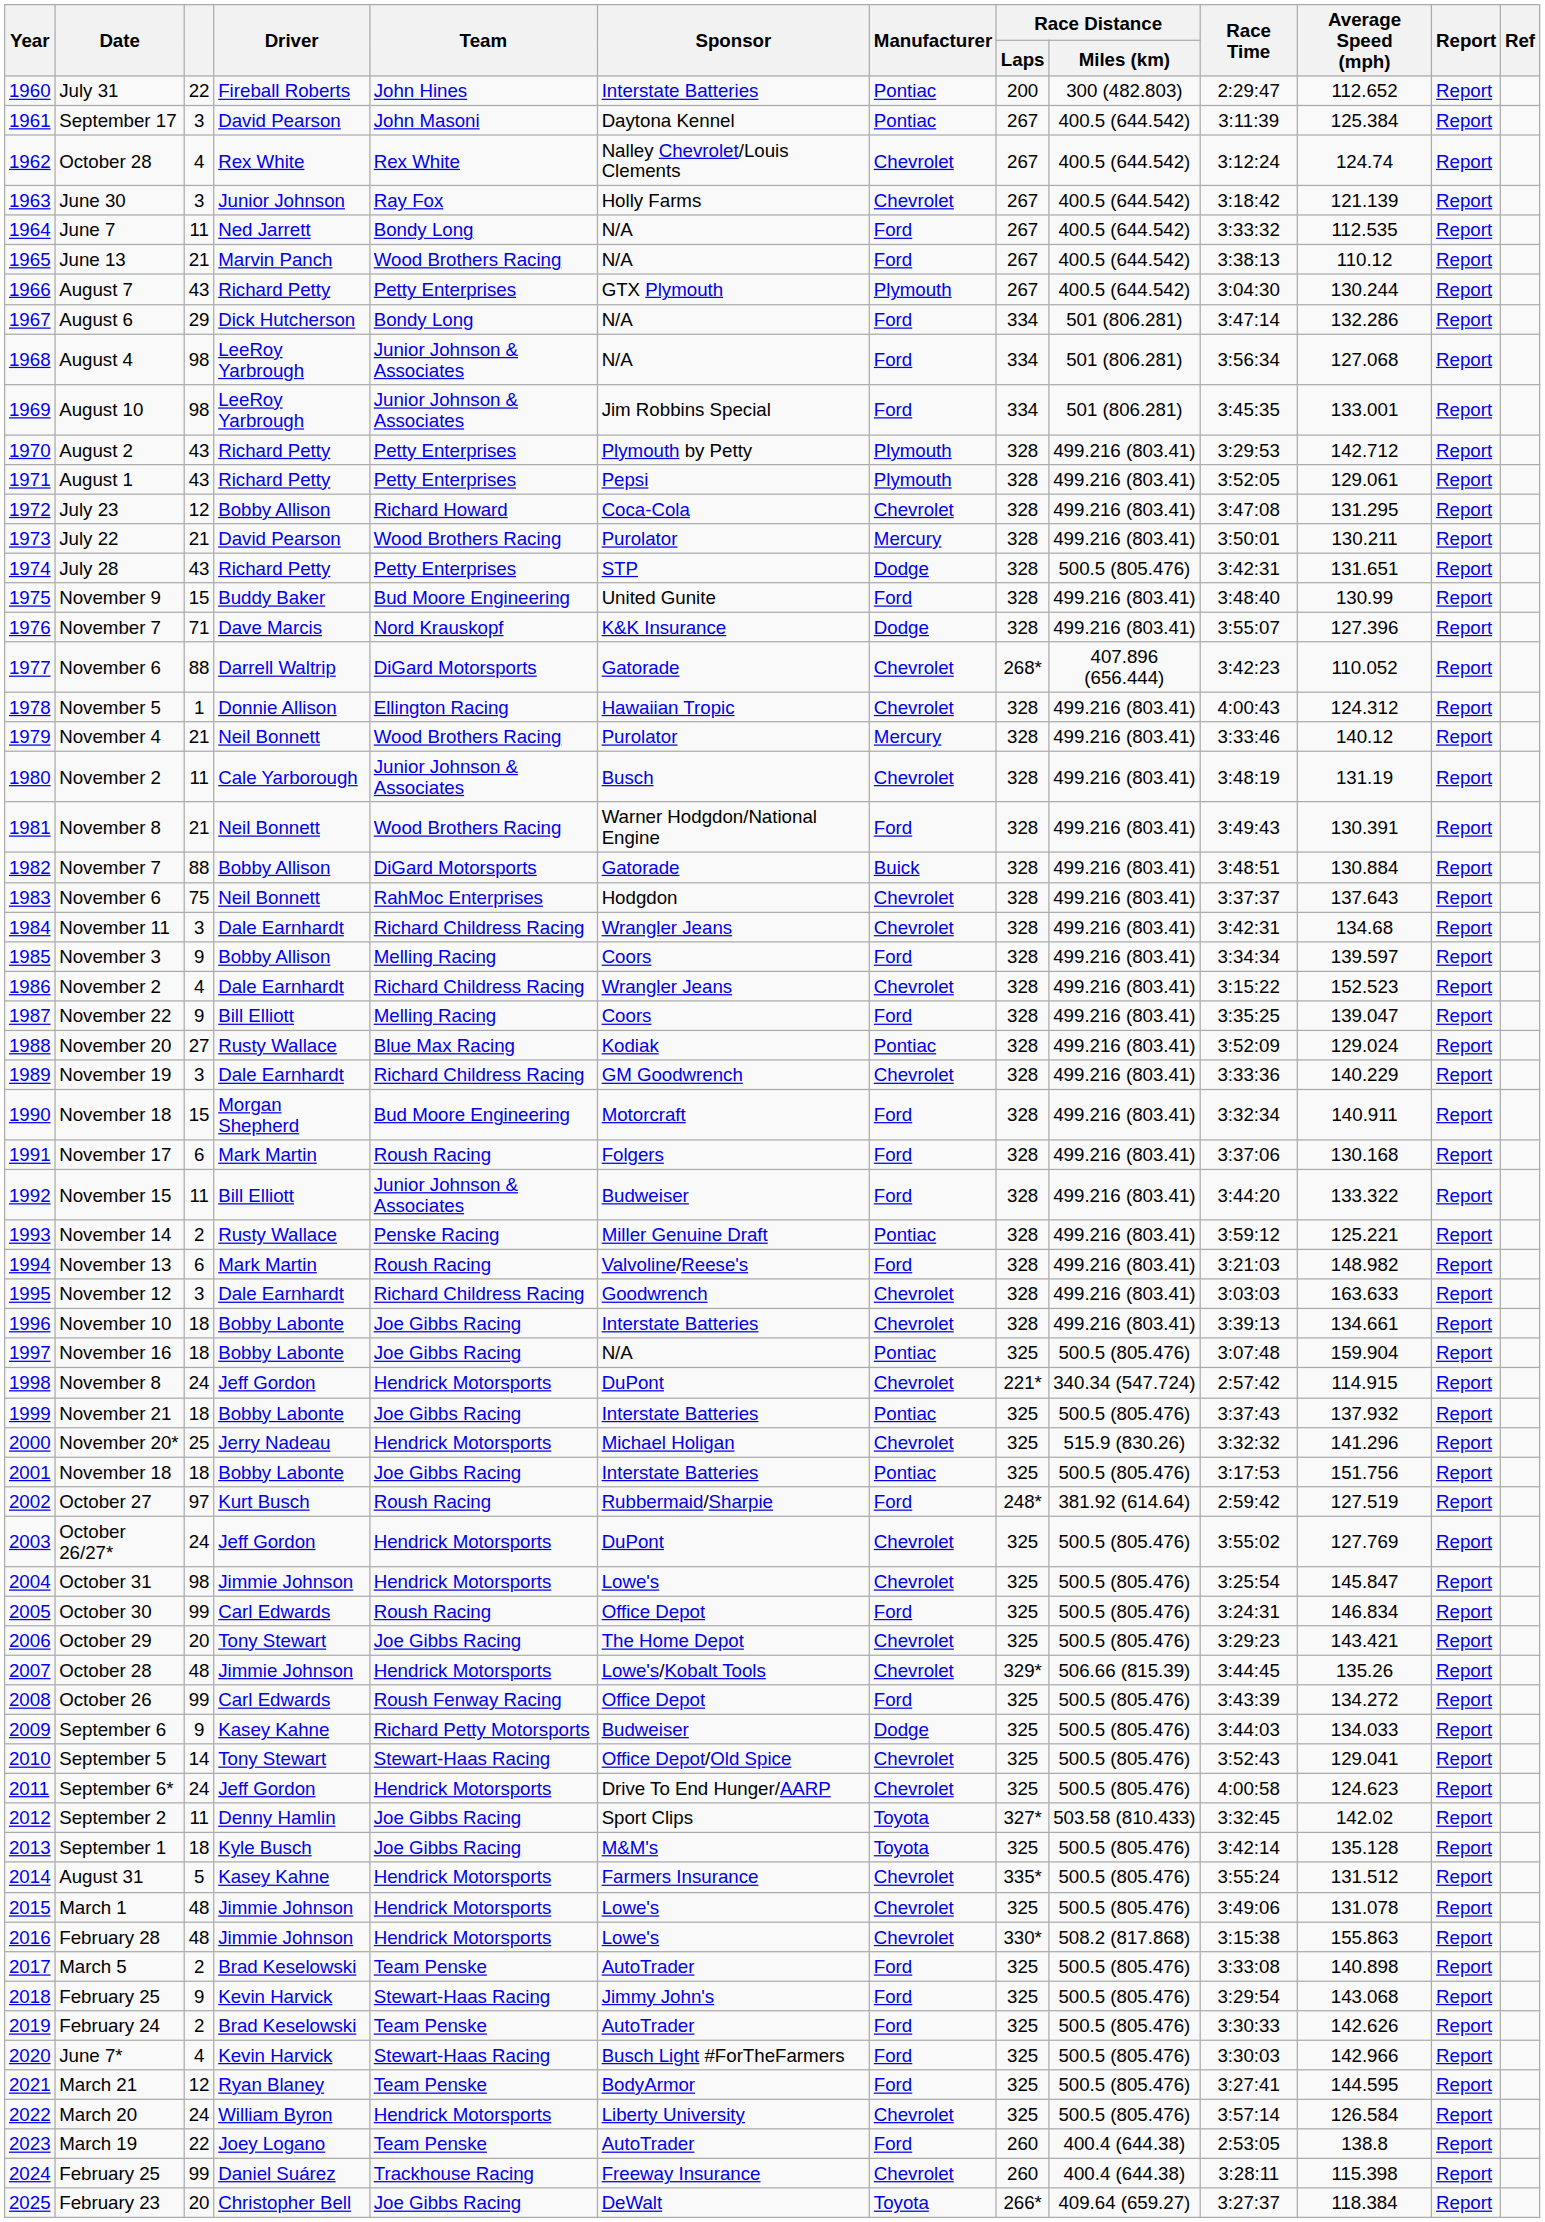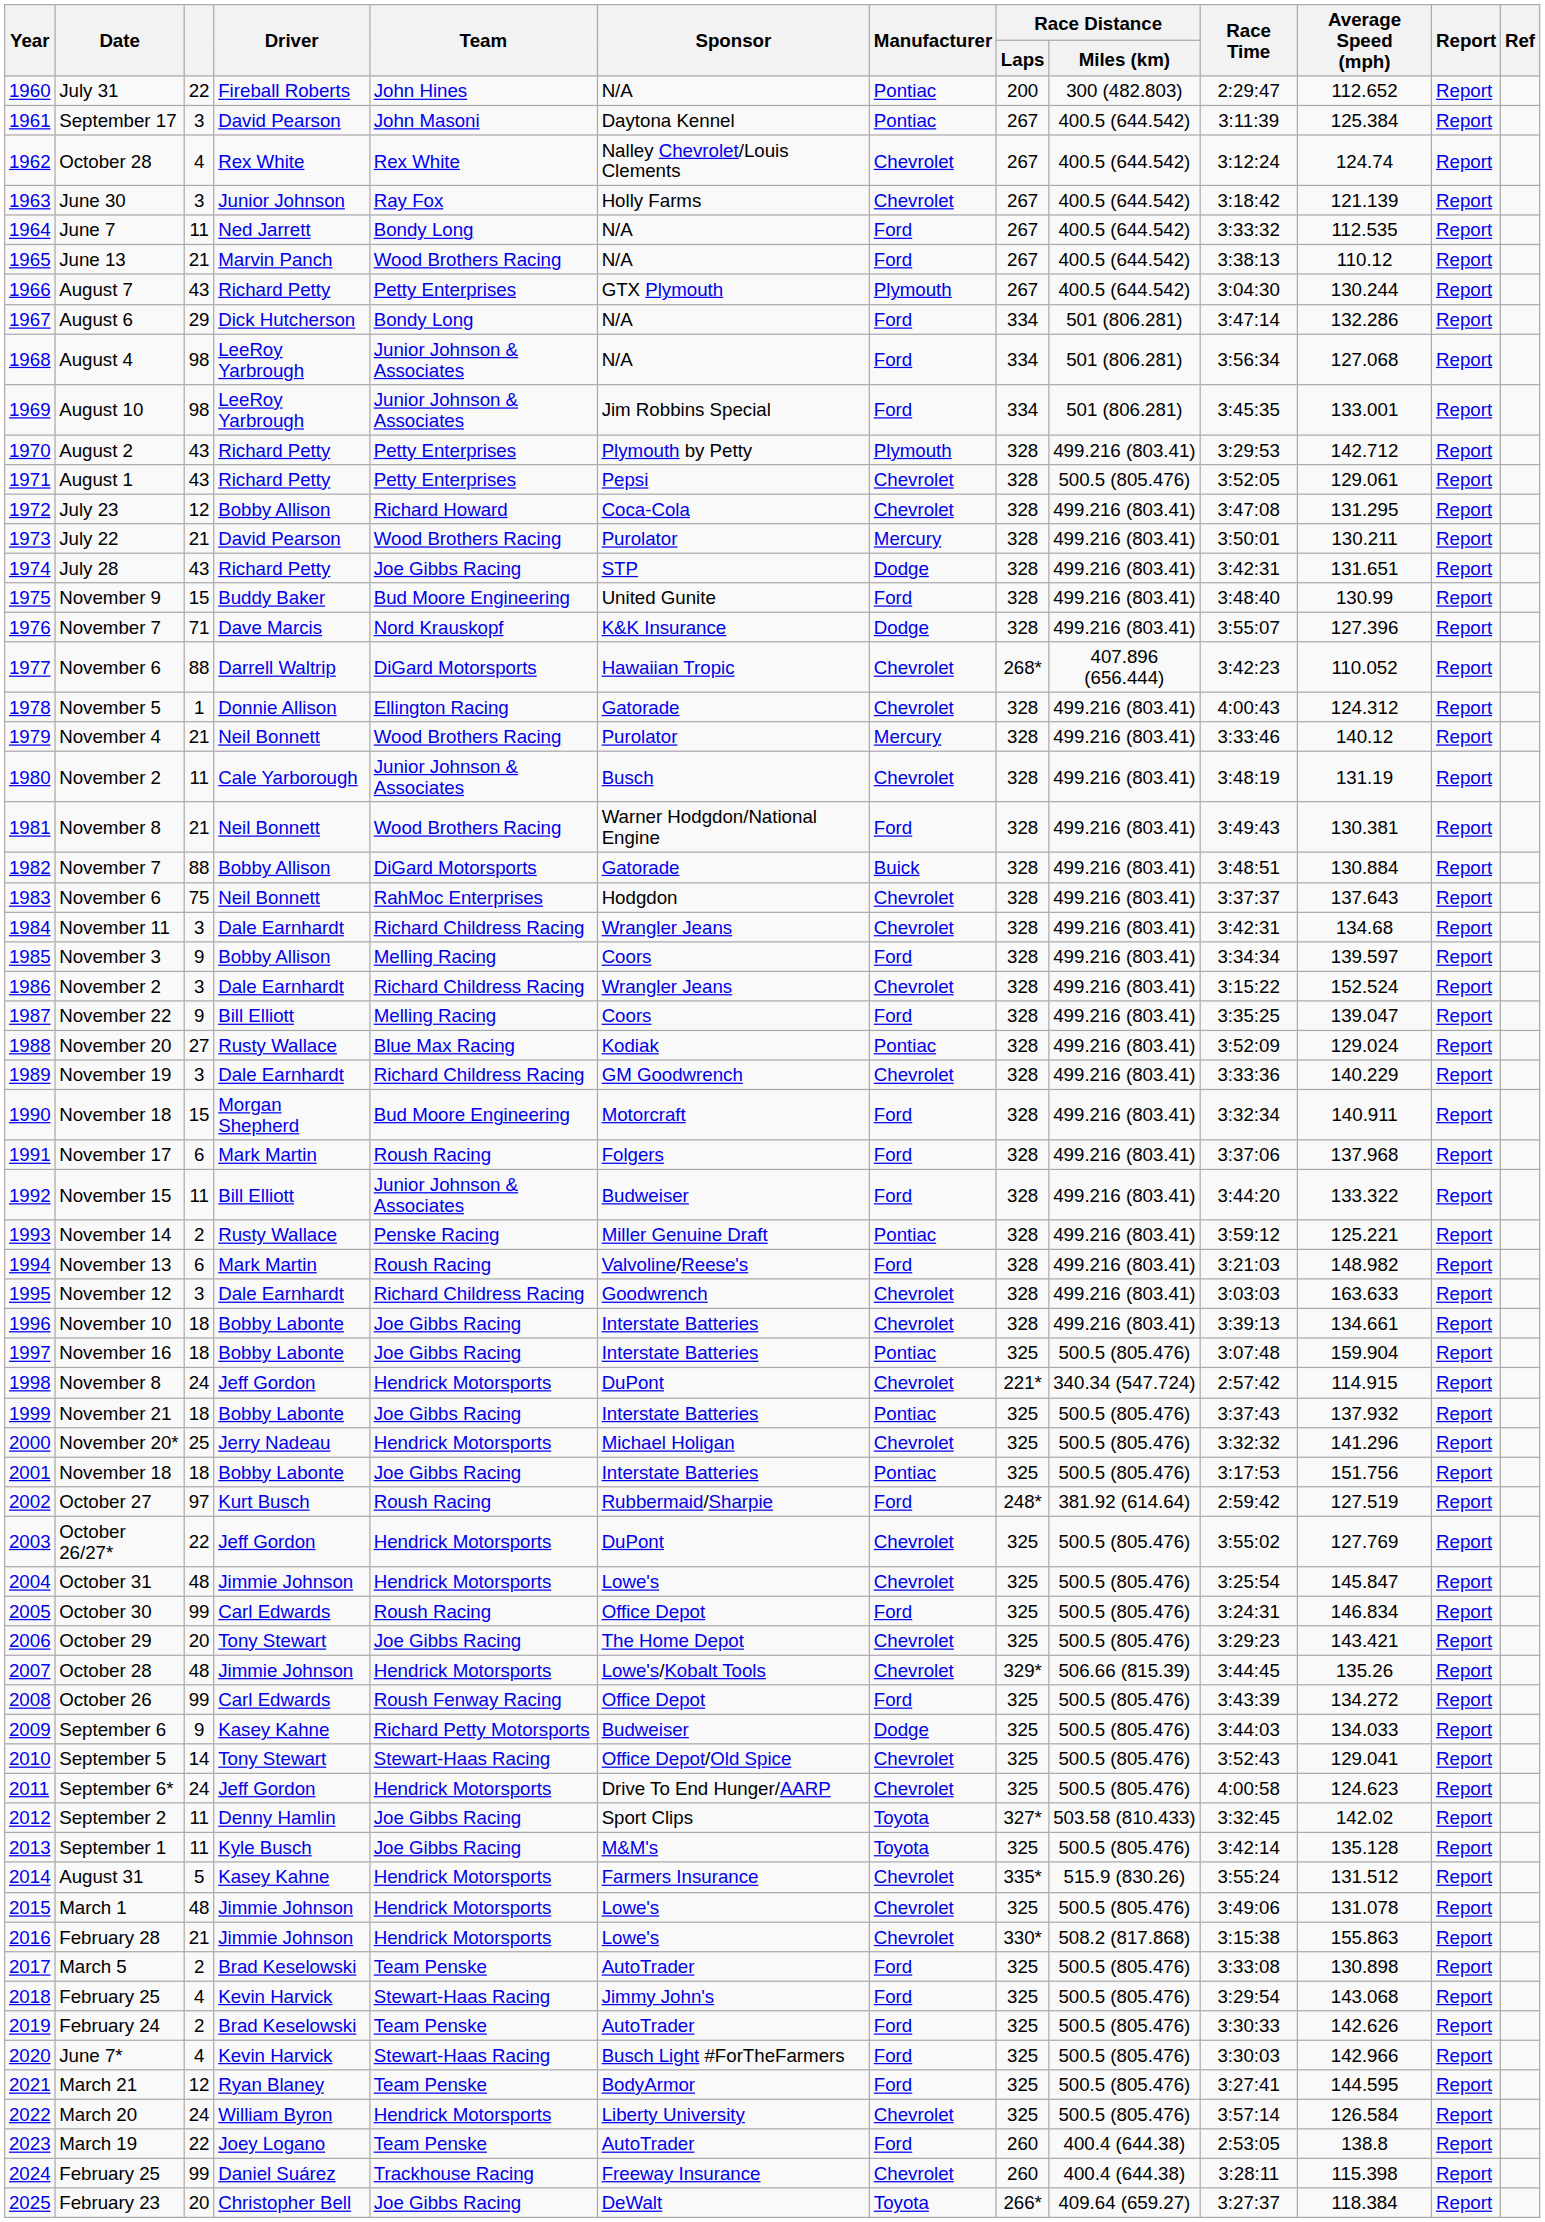(680, 91) Interstate Batteries -> (617, 91) N/A
(913, 479) Plymouth -> (914, 479) Chevrolet
(1124, 479) 499.216 (803.41) -> (1124, 479) 500.5 (805.476)
(445, 568) Petty Enterprises -> (447, 568) Joe Gibbs Racing
(1124, 568) 500.5 (805.476) -> (1124, 568) 499.216 (803.41)
(641, 667) Gatorade -> (668, 667) Hawaiian Tropic
(668, 707) Hawaiian Tropic -> (641, 707) Gatorade
(1365, 828) 130.391 -> (1365, 828) 130.381
(199, 986) 4 -> (199, 986) 3
(1365, 986) 152.523 -> (1365, 986) 152.524
(1365, 1155) 130.168 -> (1365, 1155) 137.968
(617, 1353) N/A -> (680, 1353) Interstate Batteries
(1124, 1442) 515.9 (830.26) -> (1124, 1442) 500.5 (805.476)
(199, 1541) 24 -> (199, 1541) 22
(199, 1581) 98 -> (199, 1581) 48
(199, 1848) 18 -> (199, 1848) 11
(1124, 1877) 500.5 (805.476) -> (1124, 1877) 515.9 (830.26)
(199, 1937) 48 -> (199, 1937) 21
(1365, 1966) 140.898 -> (1365, 1966) 130.898
(199, 1996) 9 -> (199, 1996) 4
